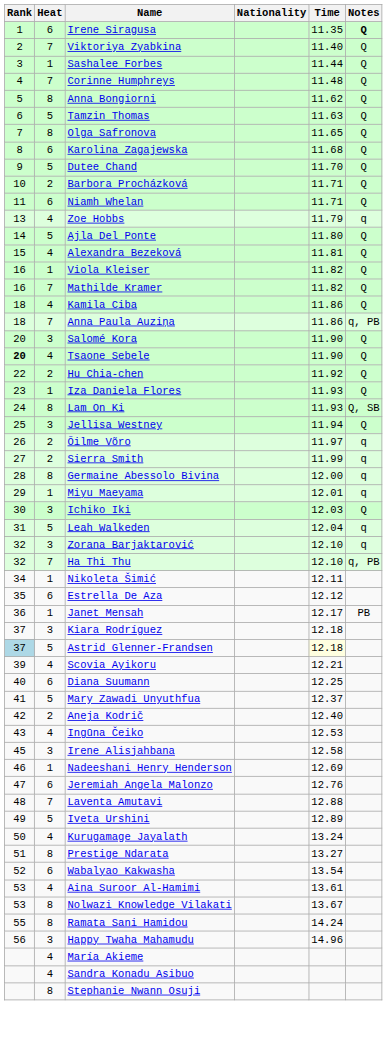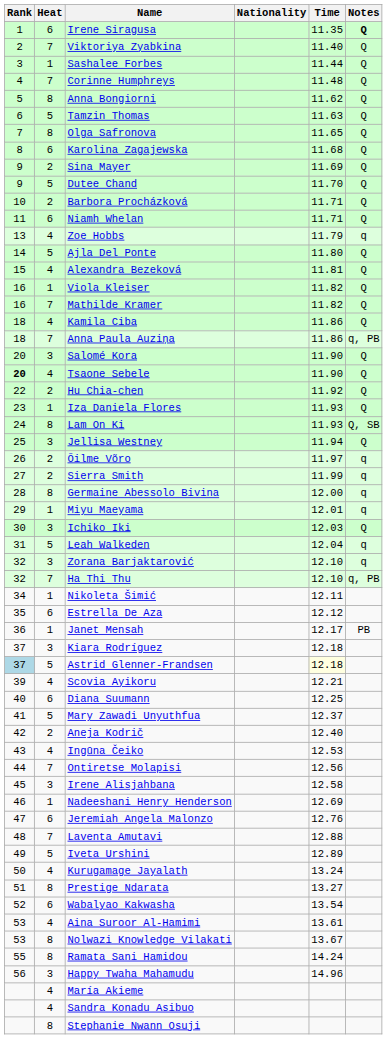+ row: (99, 167)
+ row: (124, 768)
